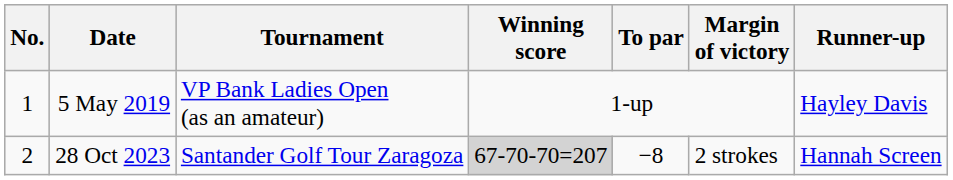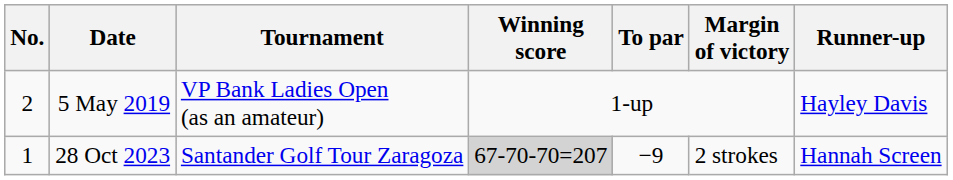(27, 103) 1 -> (27, 103) 2
(27, 155) 2 -> (27, 155) 1
(651, 155) −8 -> (651, 155) −9
